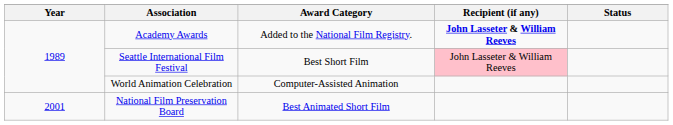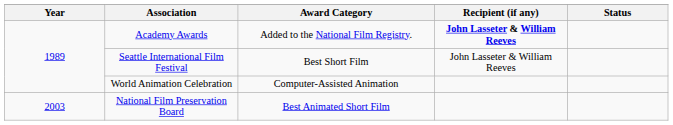(501, 62) pink background -> (501, 62) no background
(55, 106) 2001 -> (55, 106) 2003
